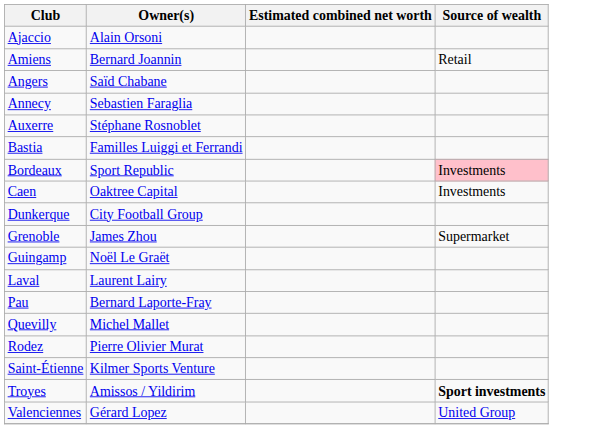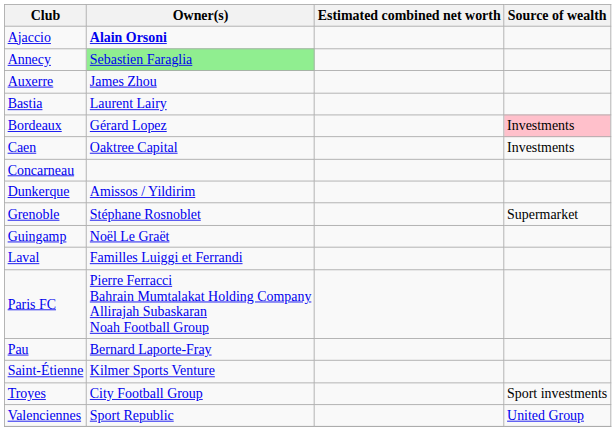(126, 37) normal -> (128, 37) bold
- row: (29, 59)
- row: (28, 81)
(141, 103) no background -> (141, 59) lightgreen background
(145, 125) Stéphane Rosnoblet -> (123, 81) James Zhou
(166, 147) Familles Luiggi et Ferrandi -> (128, 103) Laurent Lairy
(132, 170) Sport Republic -> (128, 125) Gérard Lopez
+ row: (41, 170)
(146, 214) City Football Group -> (143, 192) Amissos / Yildirim
(123, 236) James Zhou -> (145, 214) Stéphane Rosnoblet
(128, 280) Laurent Lairy -> (166, 258) Familles Luiggi et Ferrandi
+ row: (32, 303)
- row: (32, 324)
- row: (25, 346)
(143, 390) Amissos / Yildirim -> (146, 393) City Football Group
(492, 390) bold -> (557, 393) normal
(128, 412) Gérard Lopez -> (132, 415) Sport Republic
